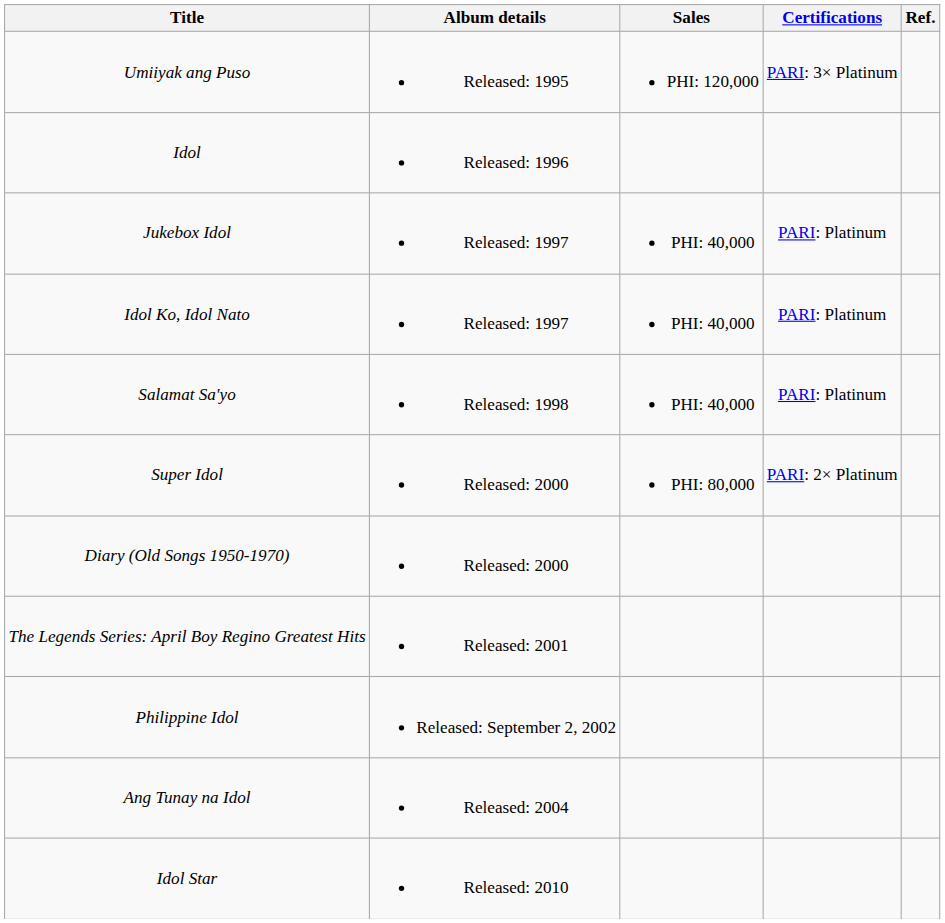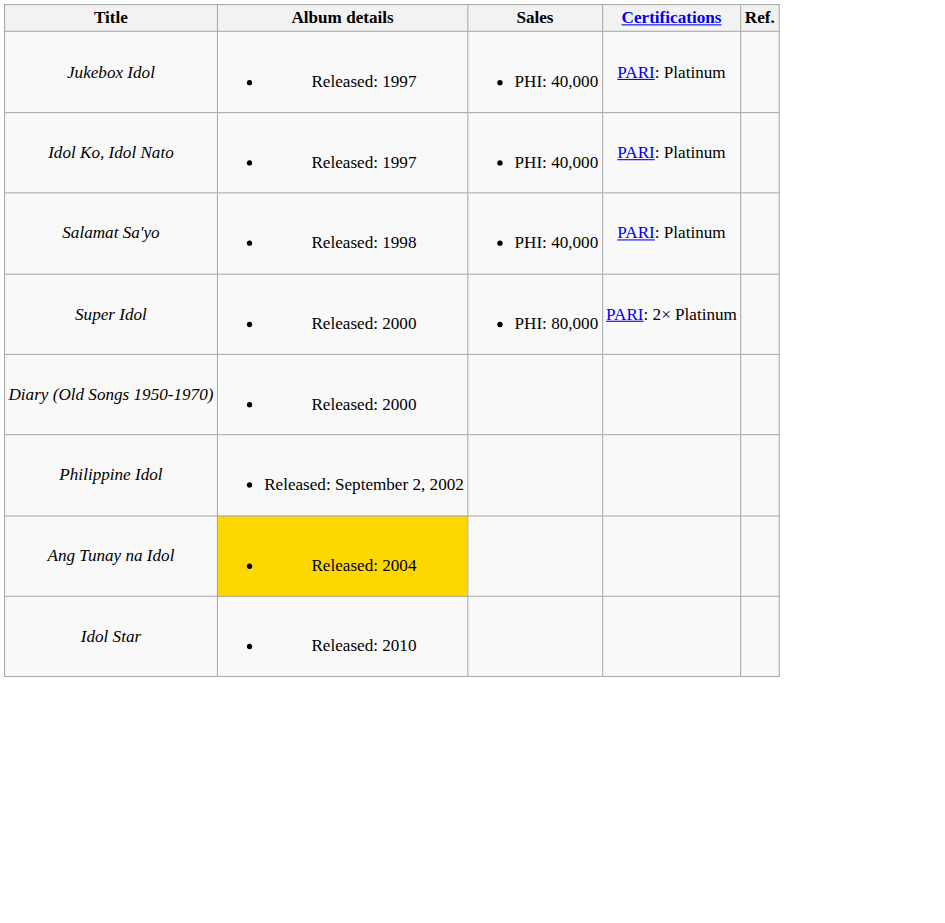- row: (187, 71)
- row: (187, 152)
- row: (187, 636)
(495, 808) no background -> (343, 566) gold background
